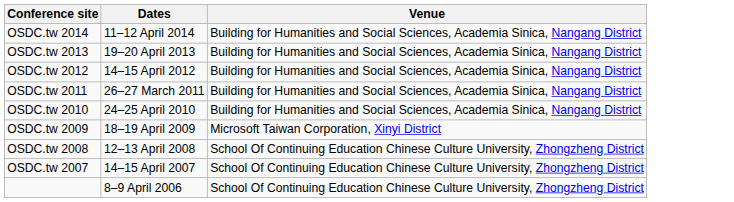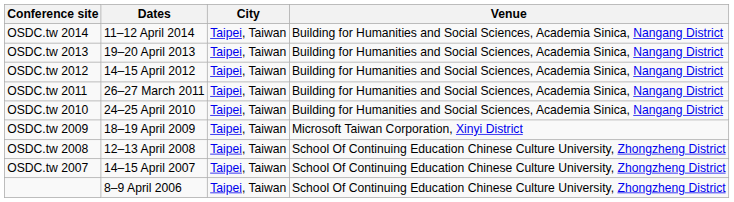+ column: (248, 14)
